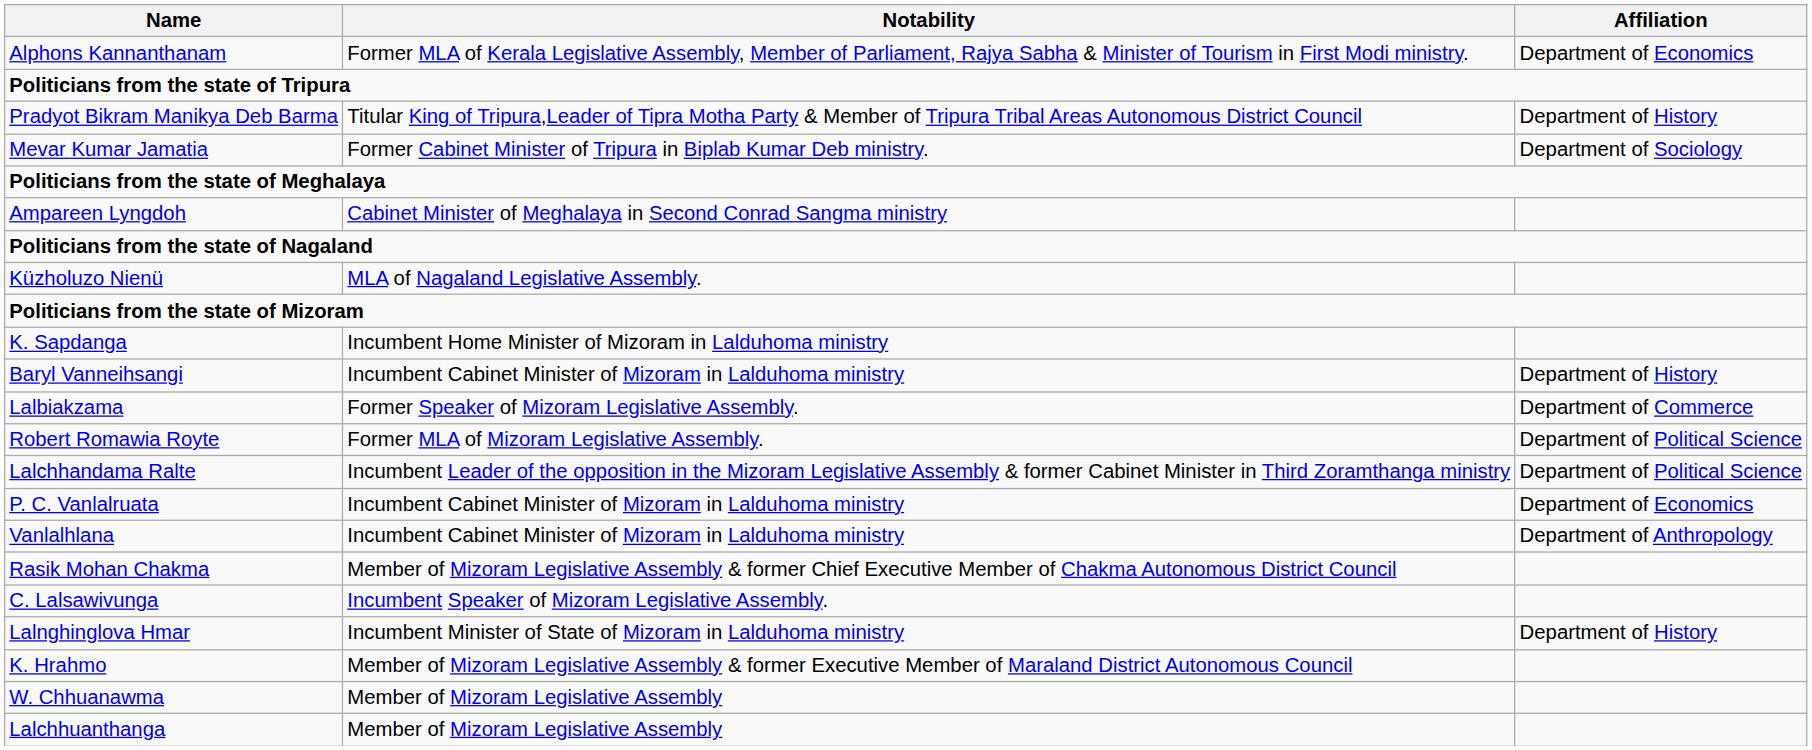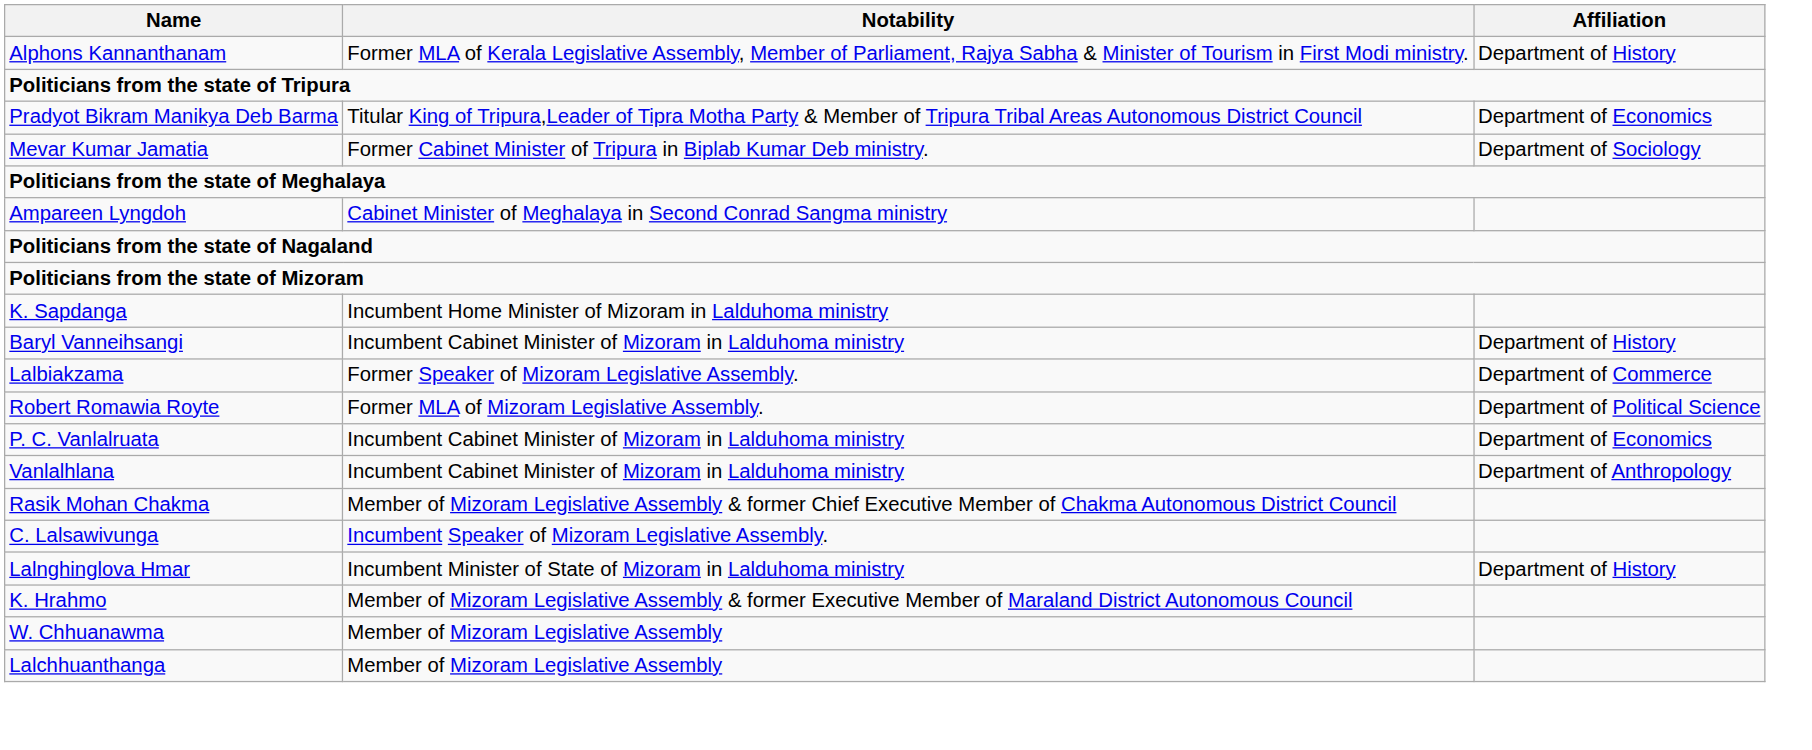(1636, 52) Department of Economics -> (1577, 52) Department of History
(1618, 117) Department of History -> (1595, 117) Department of Economics
- row: (86, 278)
- row: (103, 471)
